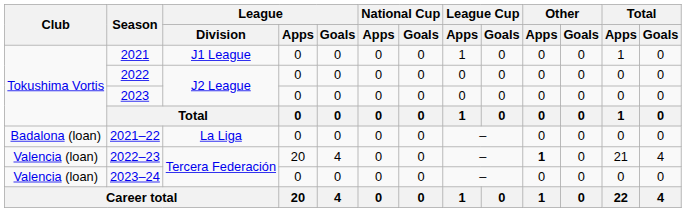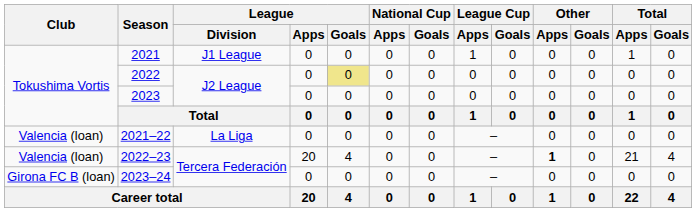(338, 75) no background -> (348, 75) khaki background
(56, 136) Badalona (loan) -> (61, 136) Valencia (loan)
(56, 177) Valencia (loan) -> (61, 177) Girona FC B (loan)
